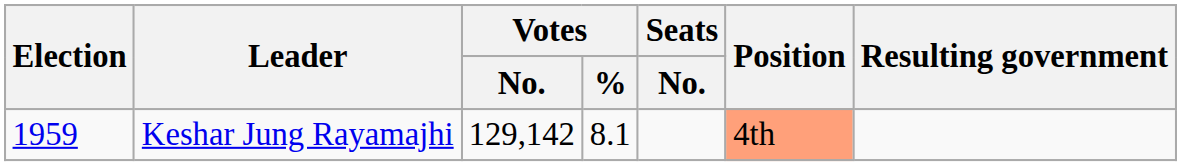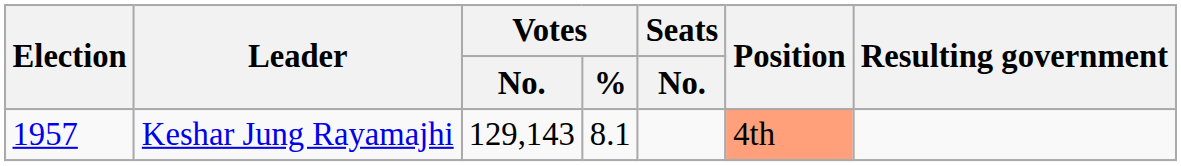(45, 133) 1959 -> (45, 133) 1957
(522, 133) 129,142 -> (522, 133) 129,143
